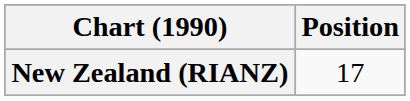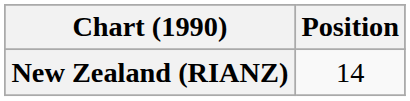(350, 71) 17 -> (350, 71) 14
